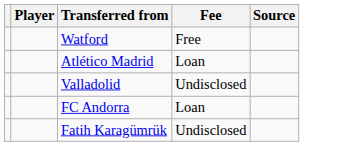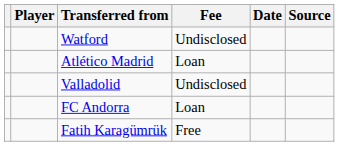+ column: (267, 15)
(188, 38) Free -> (211, 38) Undisclosed
(211, 130) Undisclosed -> (188, 130) Free
